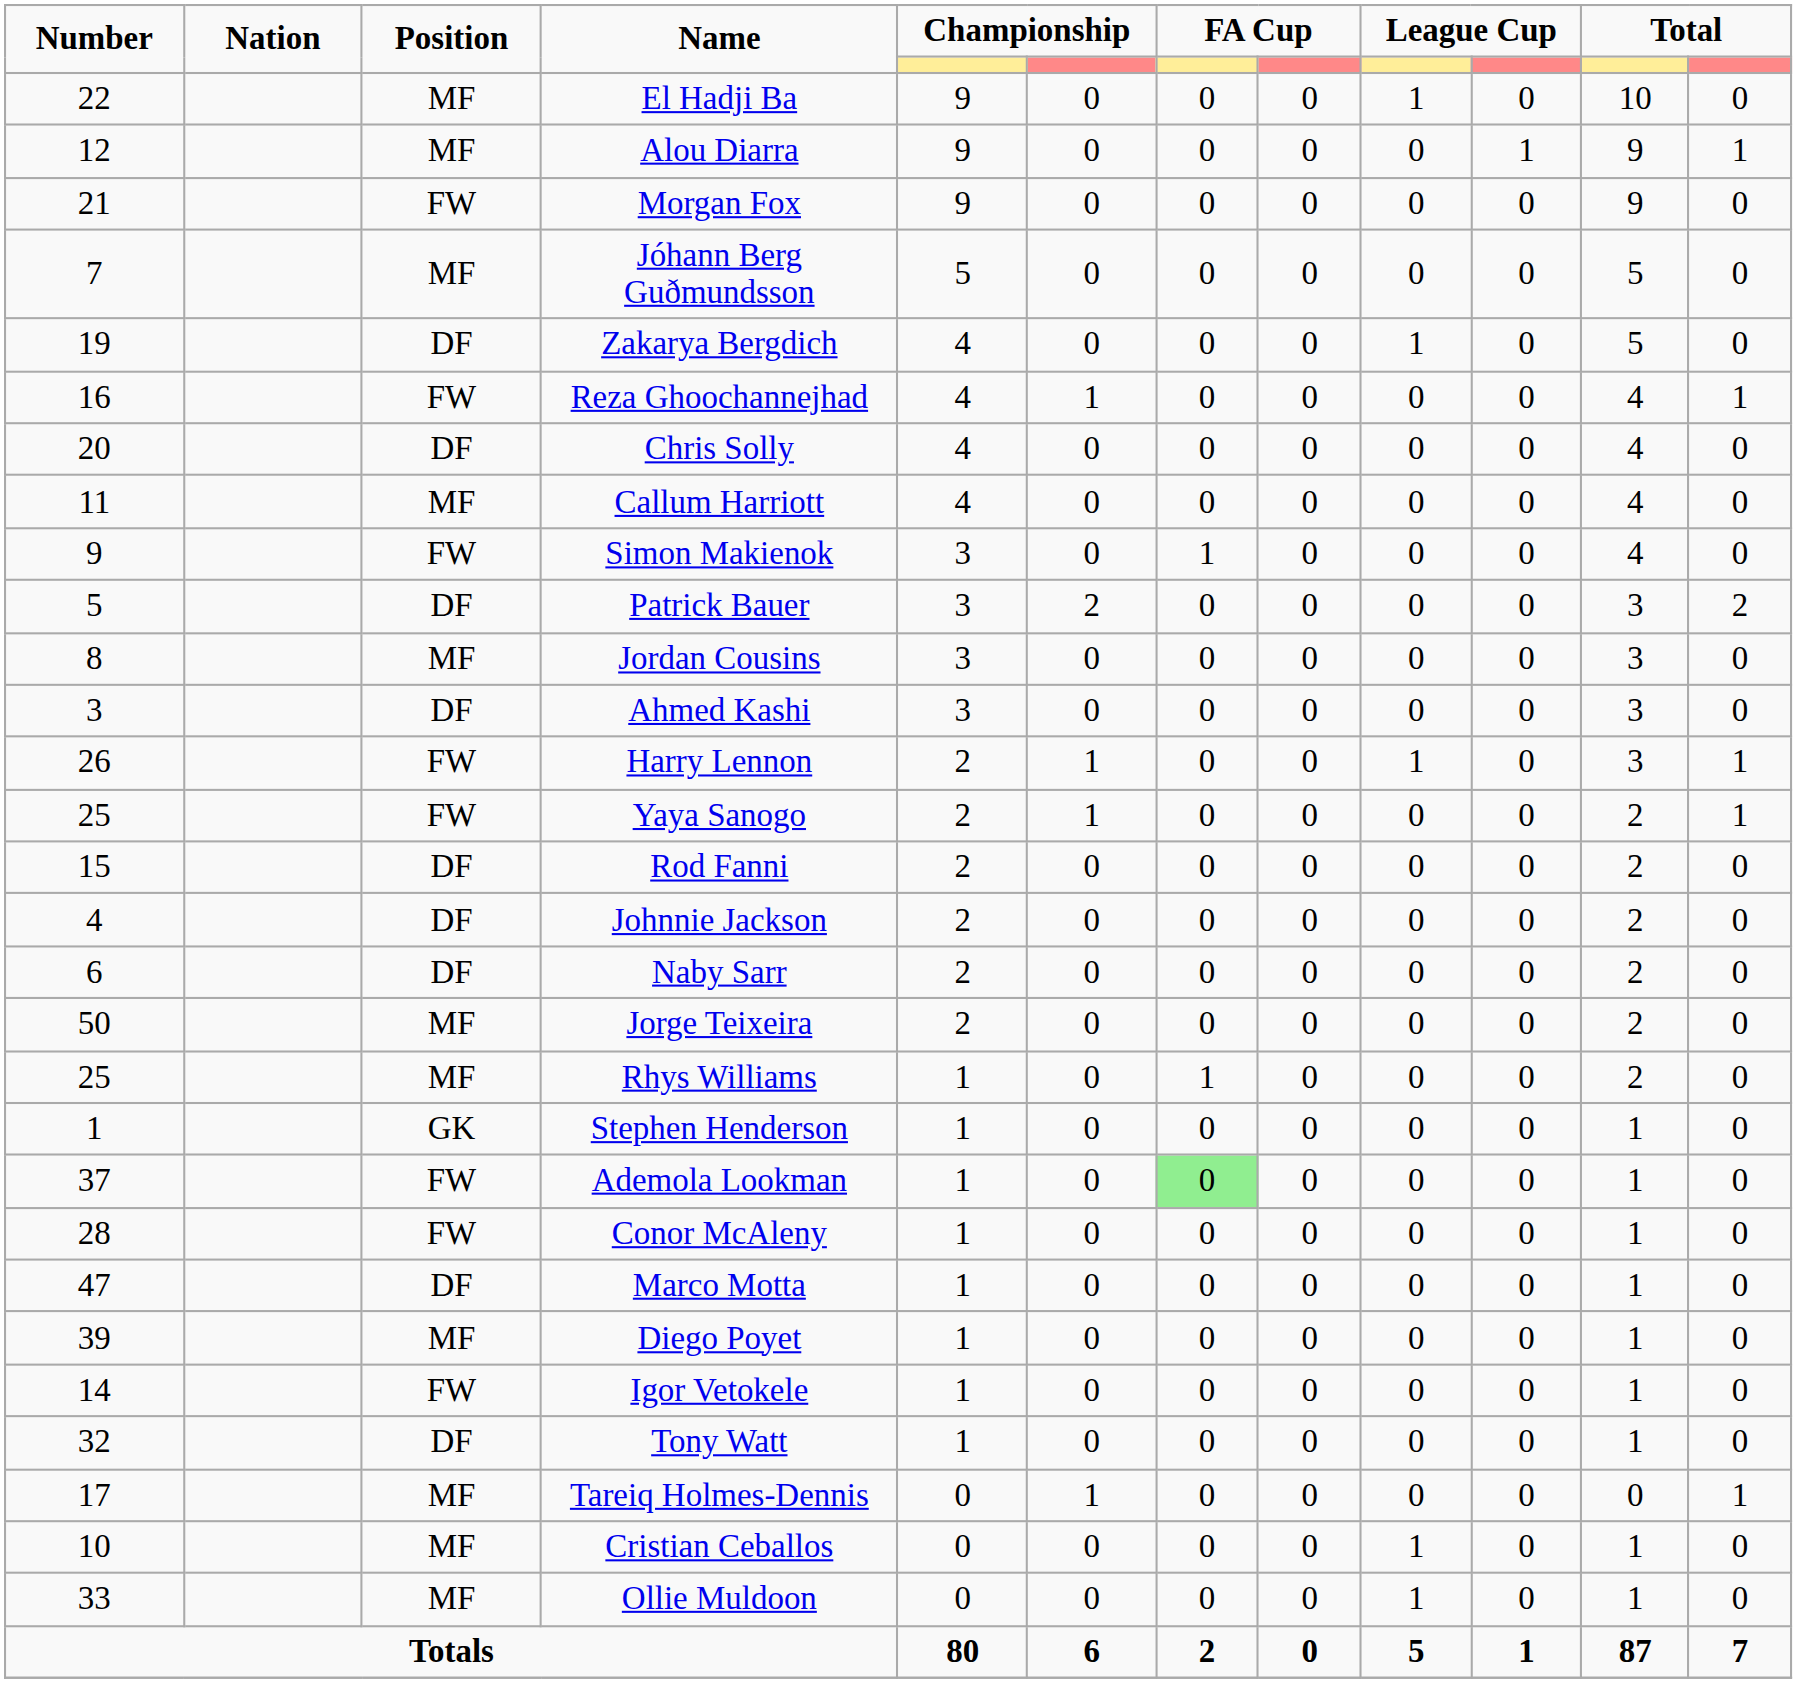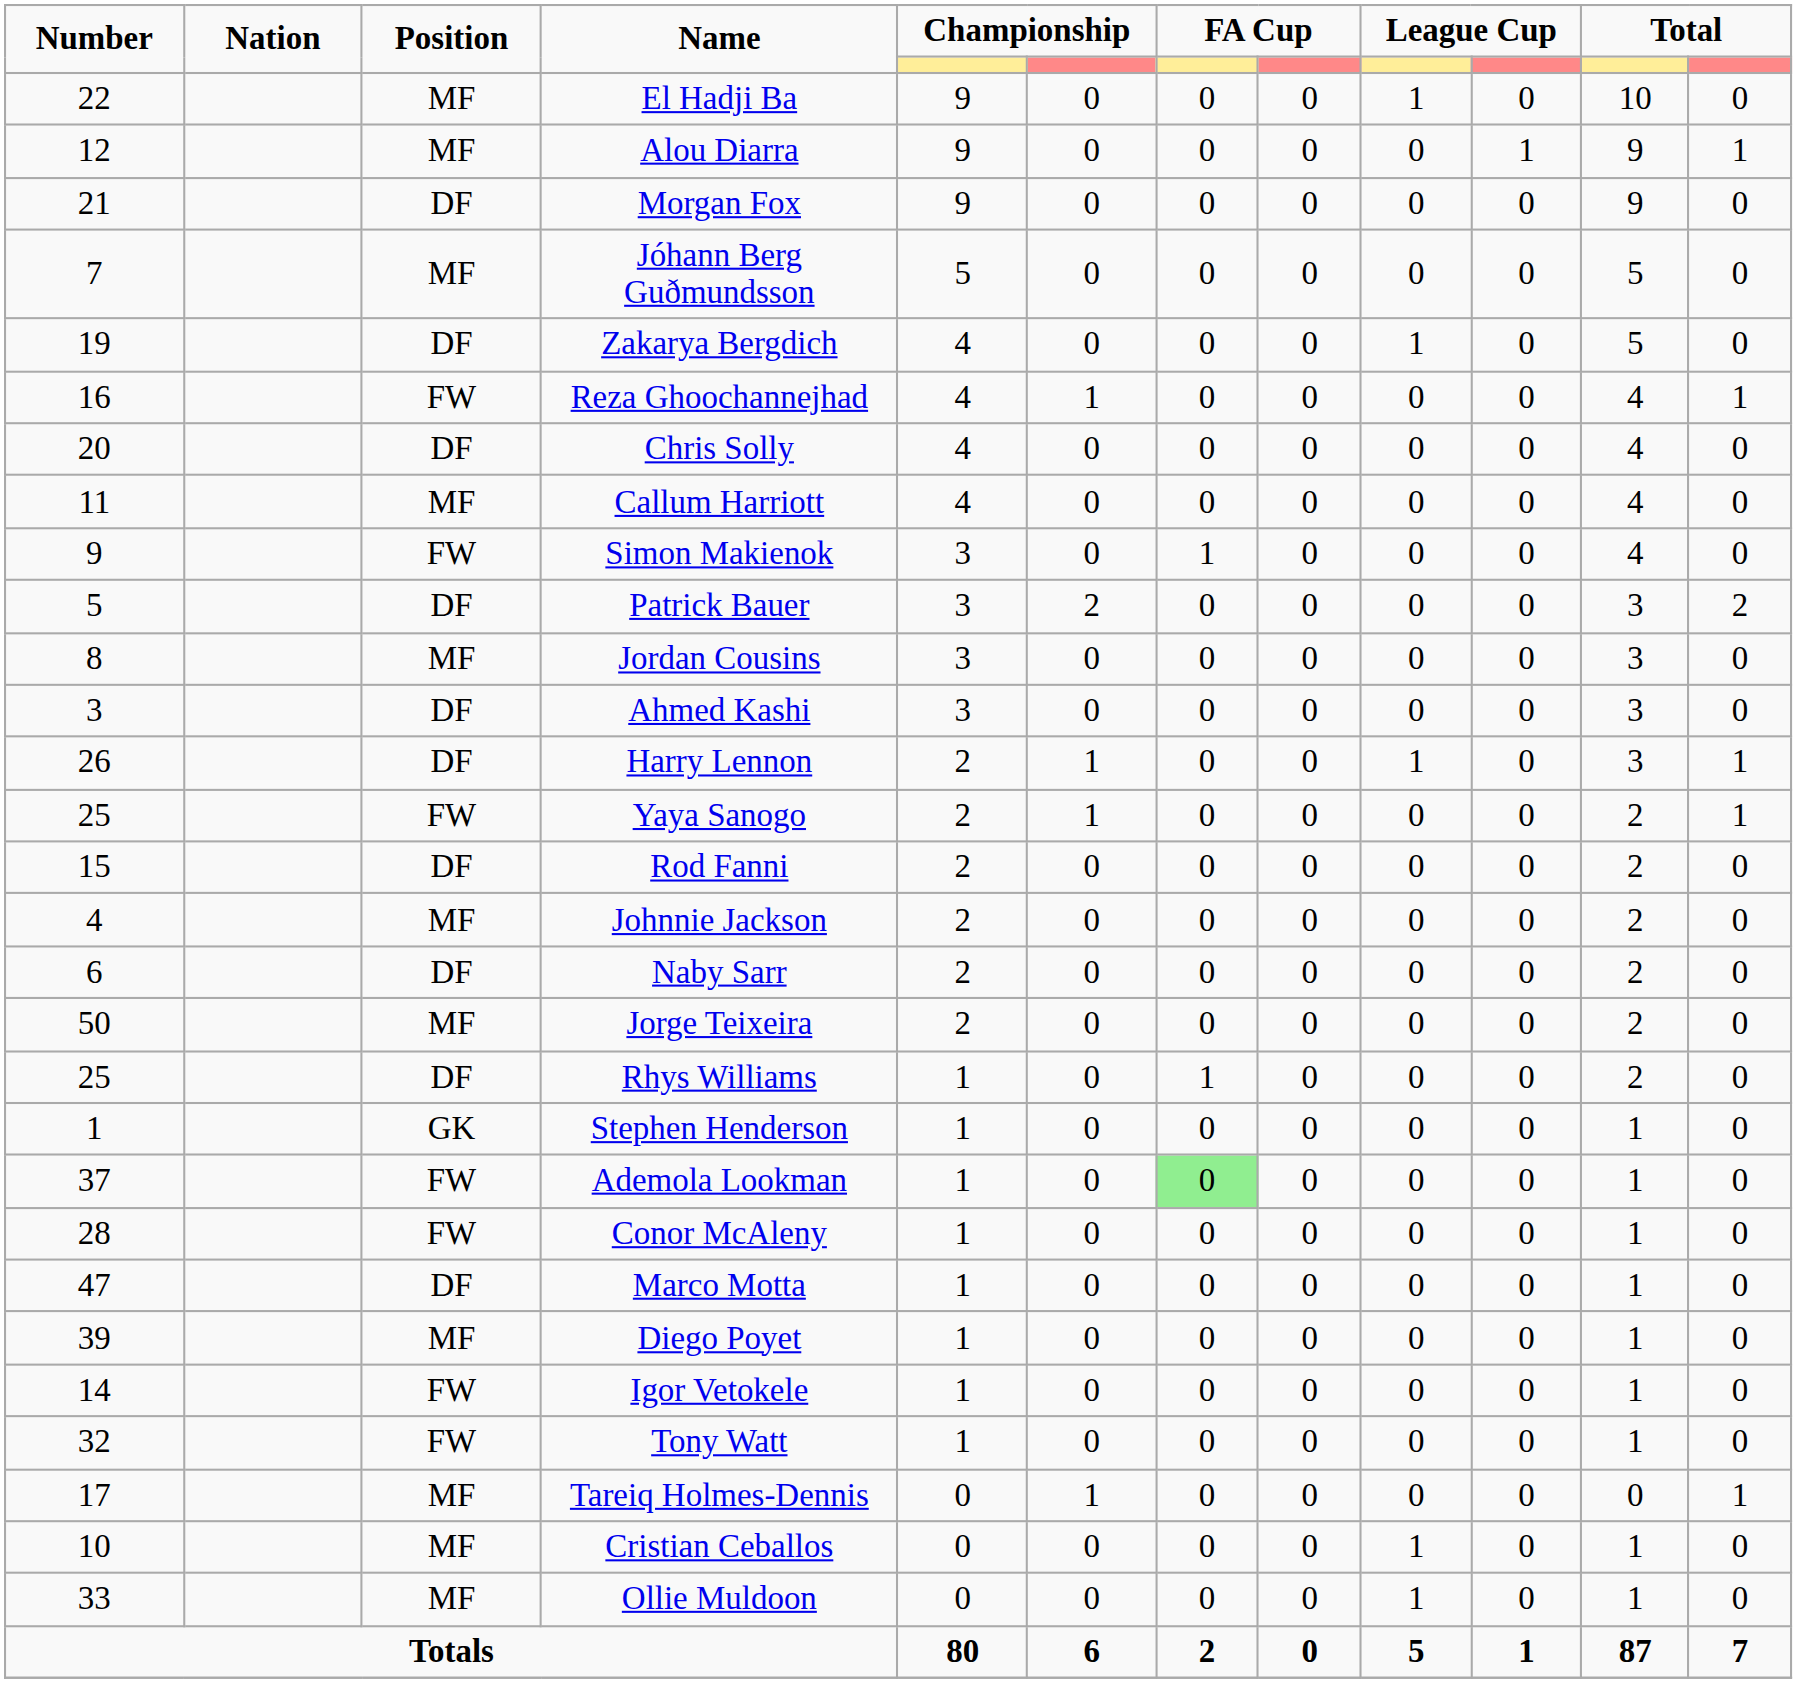(451, 202) FW -> (451, 202) DF
(451, 762) FW -> (451, 762) DF
(451, 919) DF -> (451, 919) MF
(451, 1076) MF -> (451, 1076) DF
(451, 1441) DF -> (451, 1441) FW
